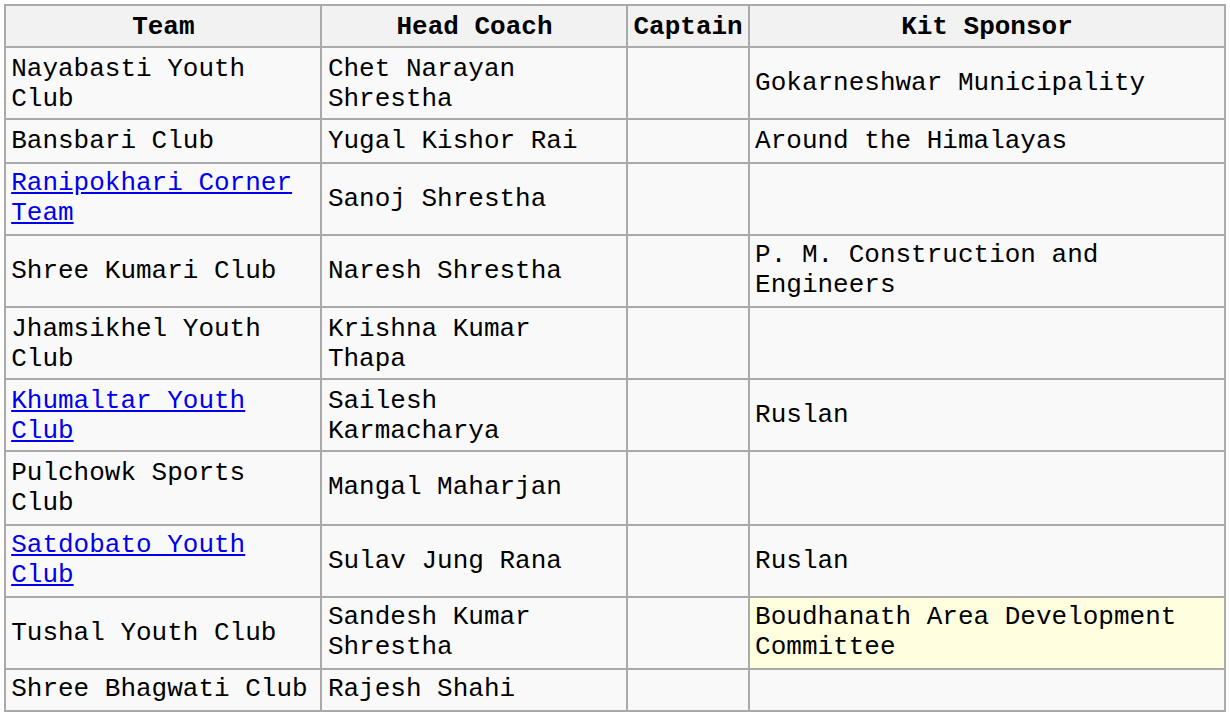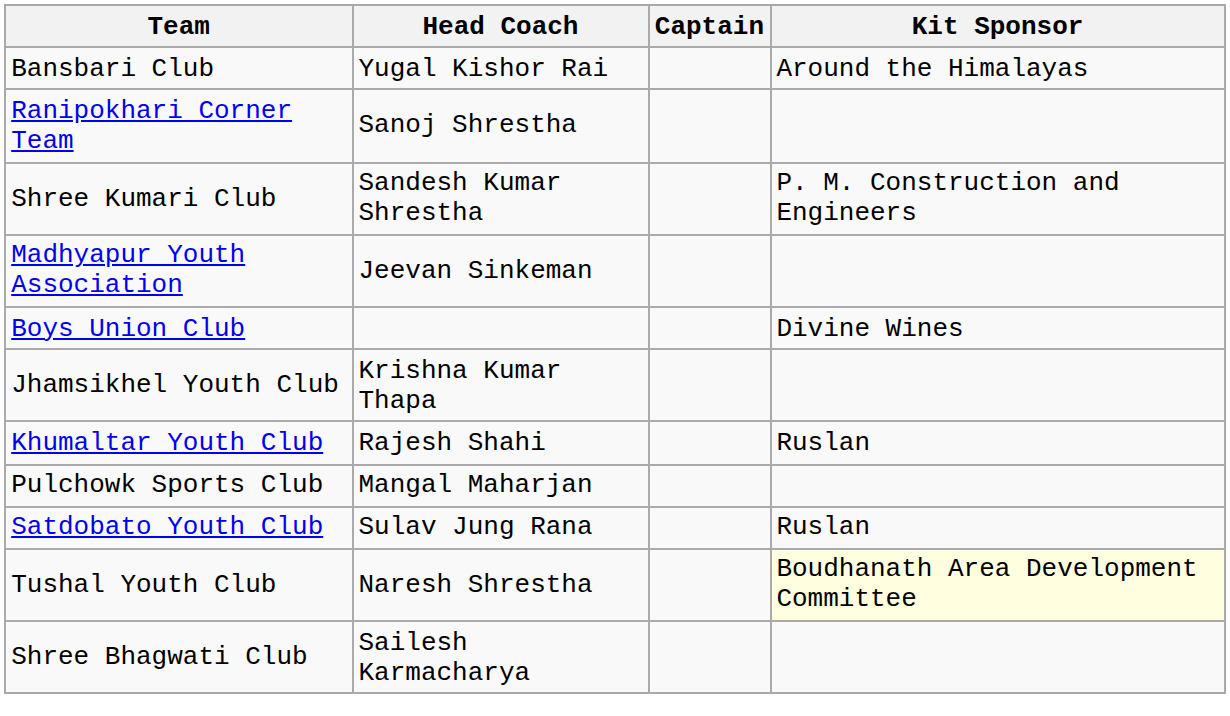- row: (128, 84)
(445, 271) Naresh Shrestha -> (460, 198) Sandesh Kumar Shrestha
+ row: (128, 271)
+ row: (128, 328)
(414, 415) Sailesh Karmacharya -> (452, 443) Rajesh Shahi
(429, 633) Sandesh Kumar Shrestha -> (476, 585) Naresh Shrestha
(422, 690) Rajesh Shahi -> (444, 657) Sailesh Karmacharya
